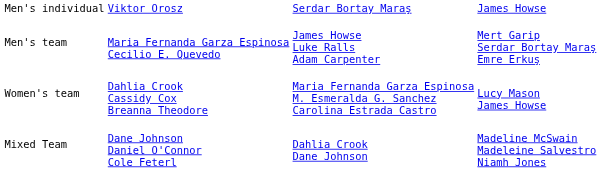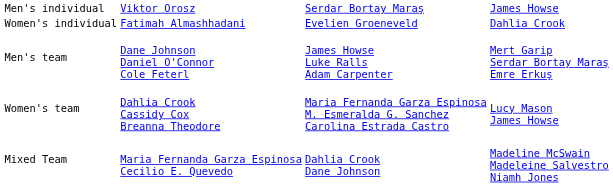+ row: (61, 24)
(199, 48) Maria Fernanda Garza Espinosa Cecilio E. Quevedo -> (167, 63) Dane Johnson Daniel O'Connor Cole Feterl
(155, 150) Dane Johnson Daniel O'Connor Cole Feterl -> (211, 165) Maria Fernanda Garza Espinosa Cecilio E. Quevedo
